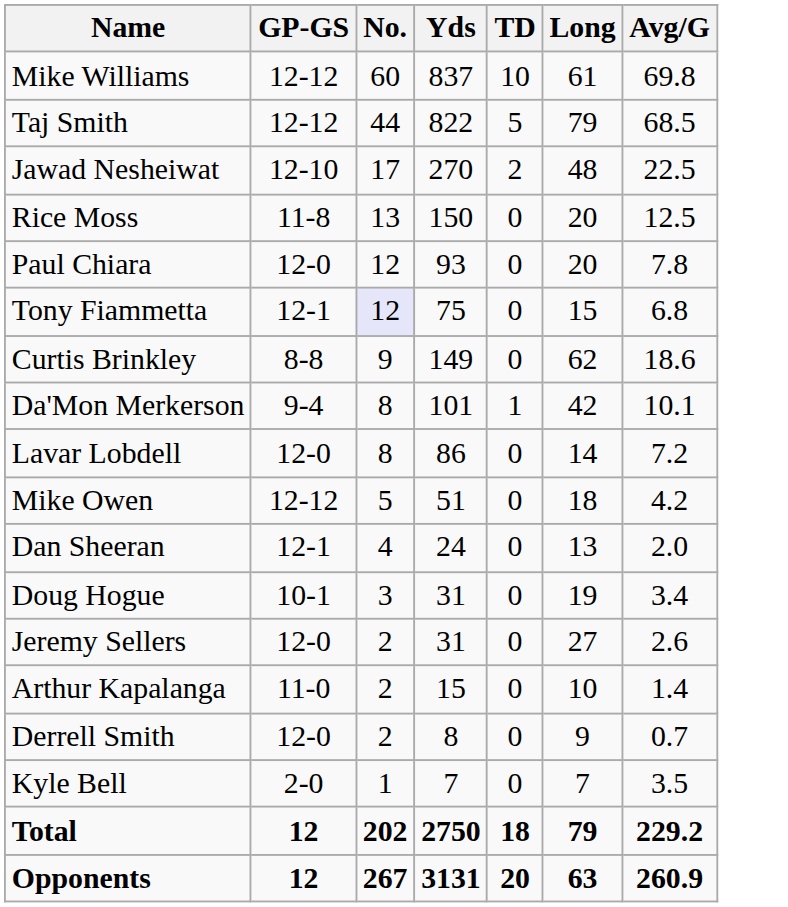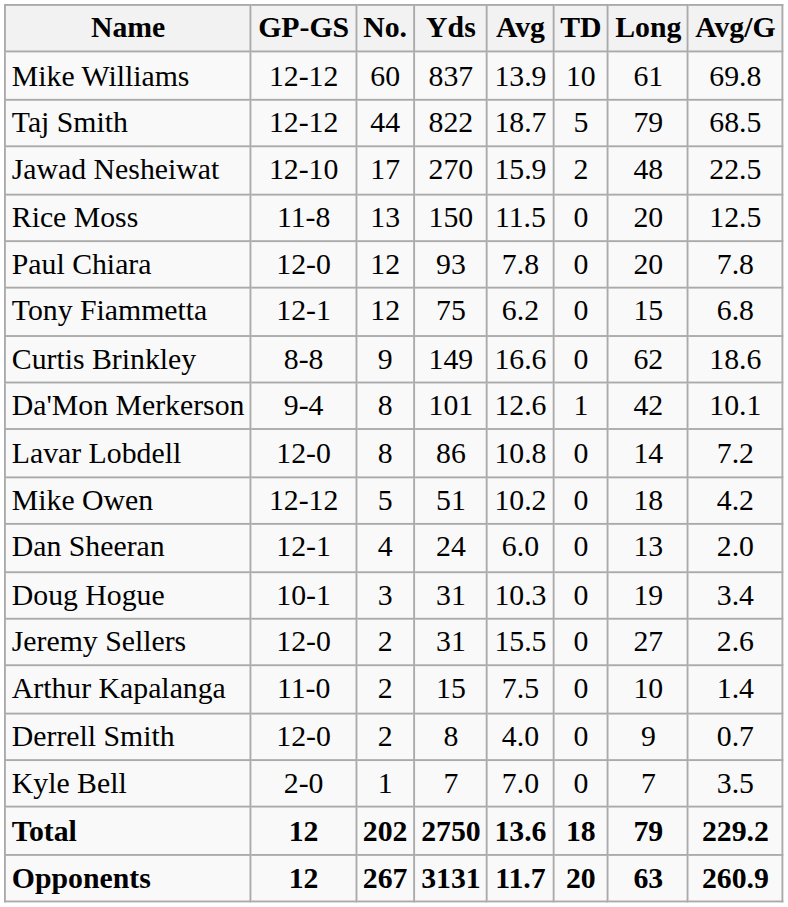+ column: (520, 28)
(385, 311) lavender background -> (385, 311) no background
